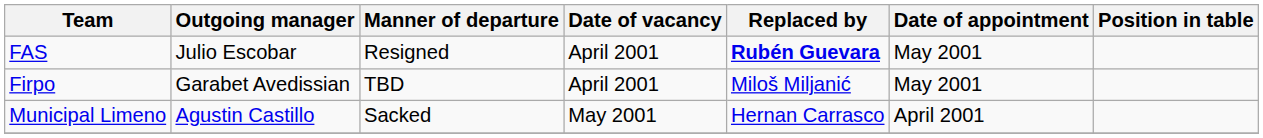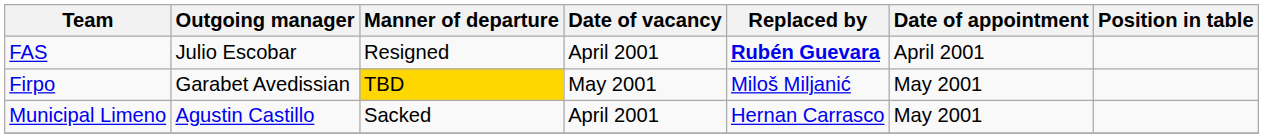(938, 52) May 2001 -> (939, 52) April 2001
(384, 84) no background -> (384, 84) gold background
(614, 84) April 2001 -> (612, 84) May 2001
(612, 116) May 2001 -> (614, 116) April 2001
(939, 116) April 2001 -> (938, 116) May 2001
